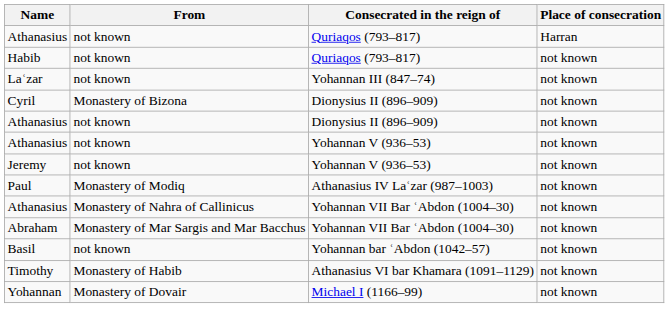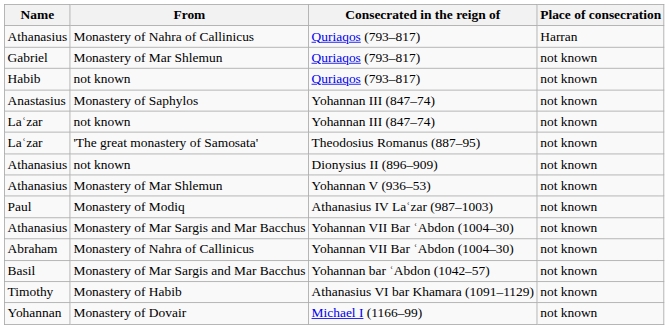(102, 36) not known -> (164, 36) Monastery of Nahra of Callinicus
+ row: (28, 57)
+ row: (37, 100)
+ row: (25, 143)
- row: (21, 100)
(102, 143) not known -> (148, 185) Monastery of Mar Shlemun
- row: (27, 164)
(164, 206) Monastery of Nahra of Callinicus -> (189, 228) Monastery of Mar Sargis and Mar Bacchus
(189, 228) Monastery of Mar Sargis and Mar Bacchus -> (164, 249) Monastery of Nahra of Callinicus
(102, 249) not known -> (189, 270) Monastery of Mar Sargis and Mar Bacchus
